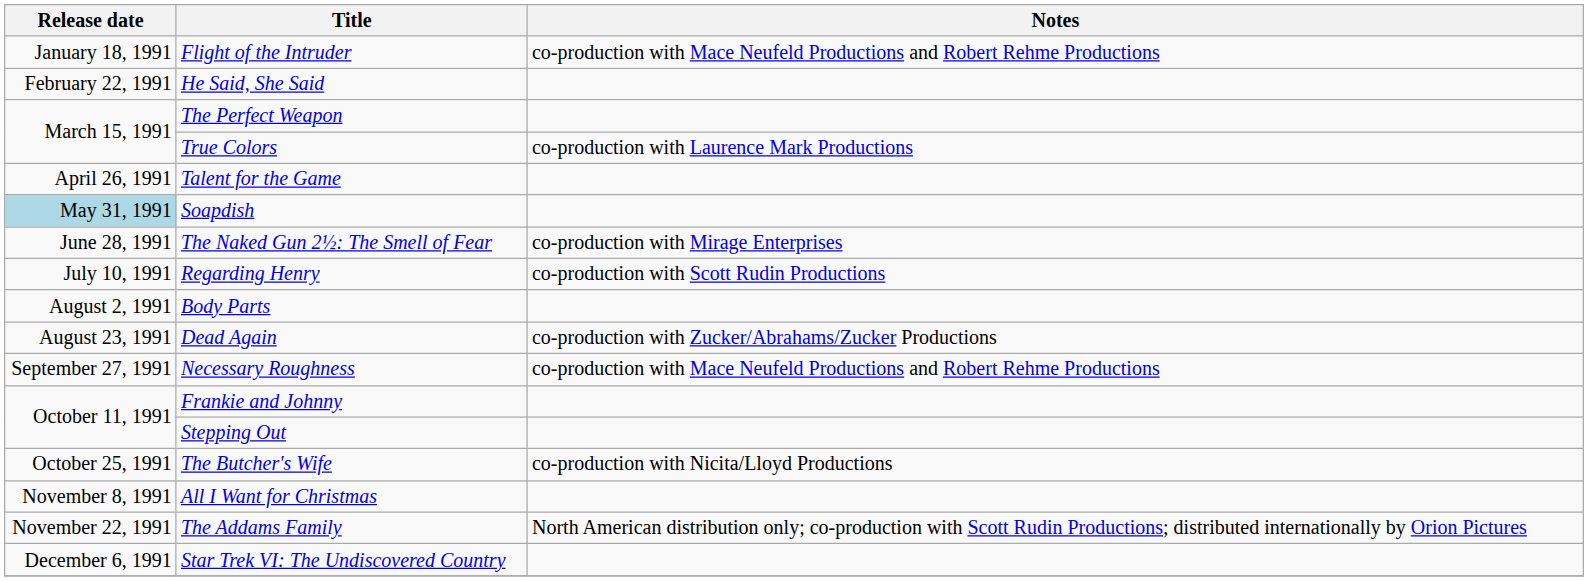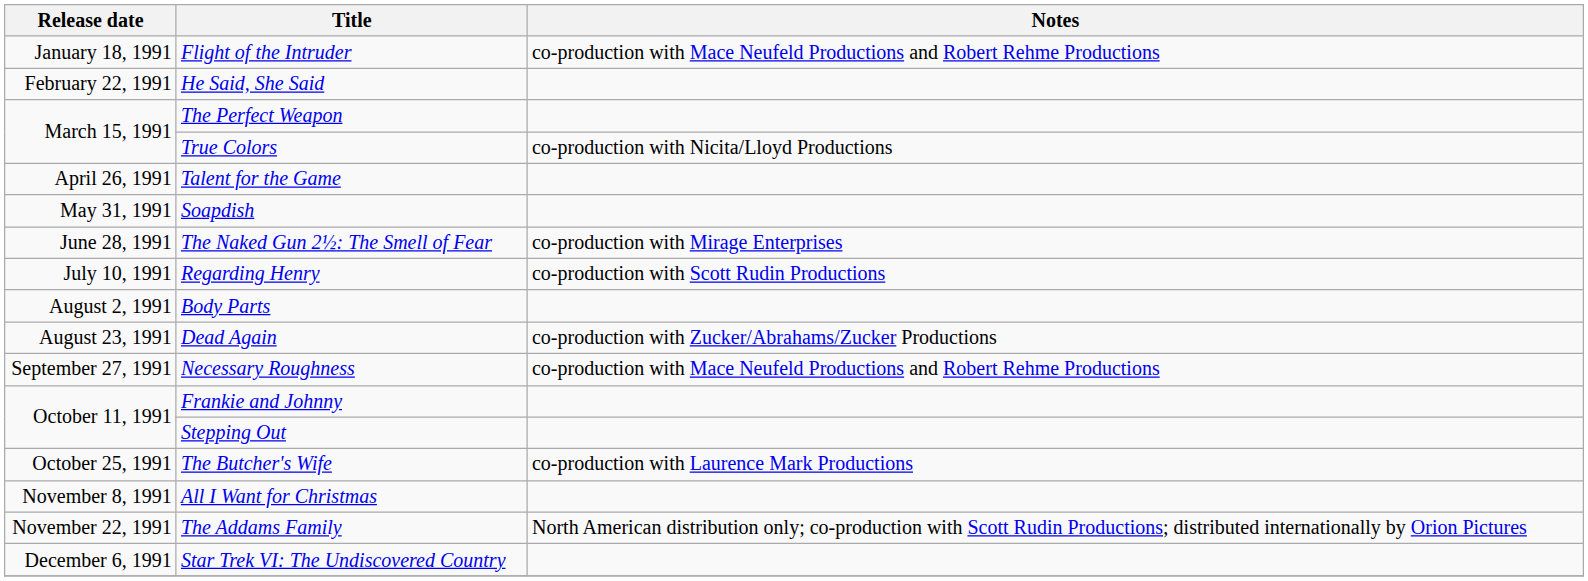(722, 147) co-production with Laurence Mark Productions -> (712, 147) co-production with Nicita/Lloyd Productions
(116, 210) lightblue background -> (116, 210) no background
(712, 464) co-production with Nicita/Lloyd Productions -> (722, 464) co-production with Laurence Mark Productions
